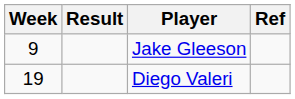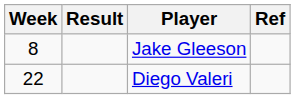(33, 49) 9 -> (33, 49) 8
(33, 78) 19 -> (33, 78) 22
